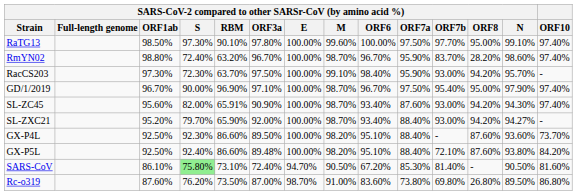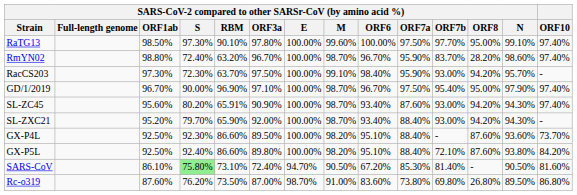(198, 105) 82.00% -> (198, 105) 80.20%
(520, 120) 94.27% -> (520, 120) 94.30%
(267, 151) 89.48% -> (267, 151) 89.80%
